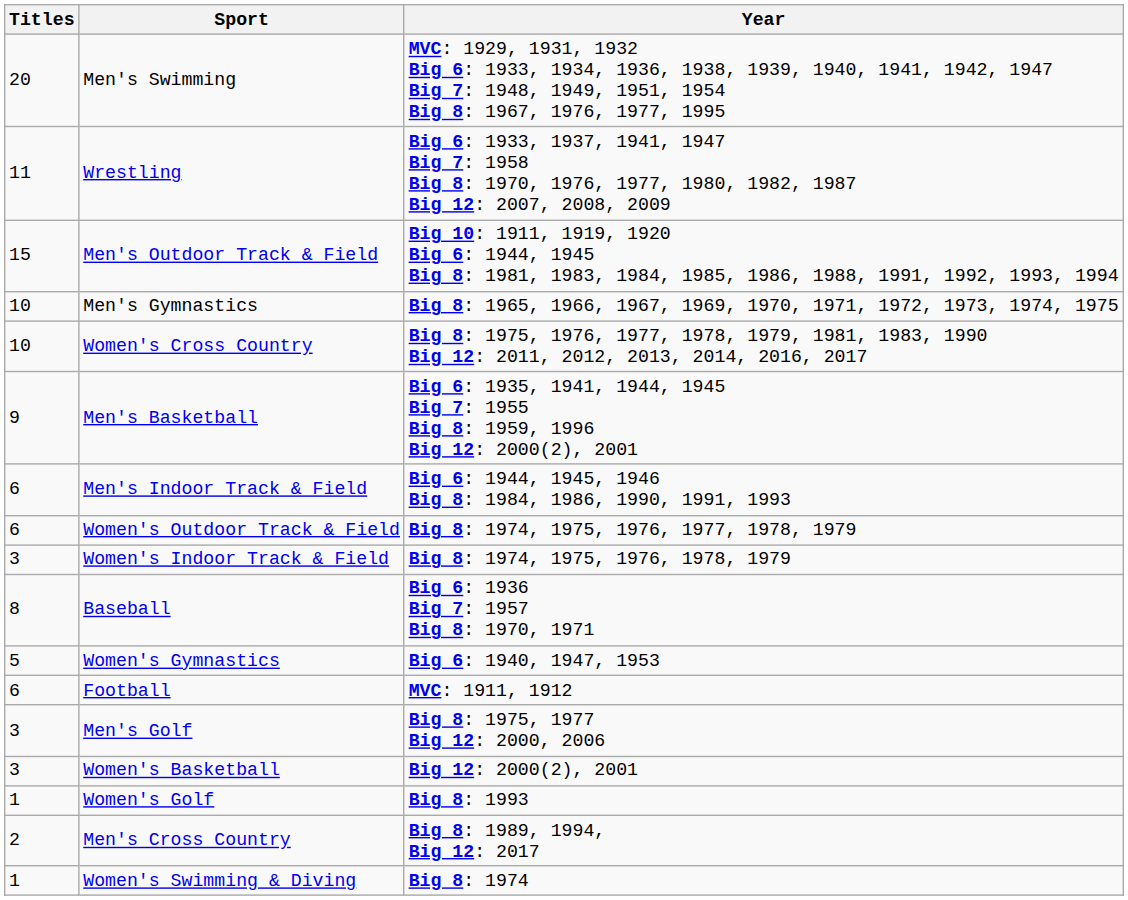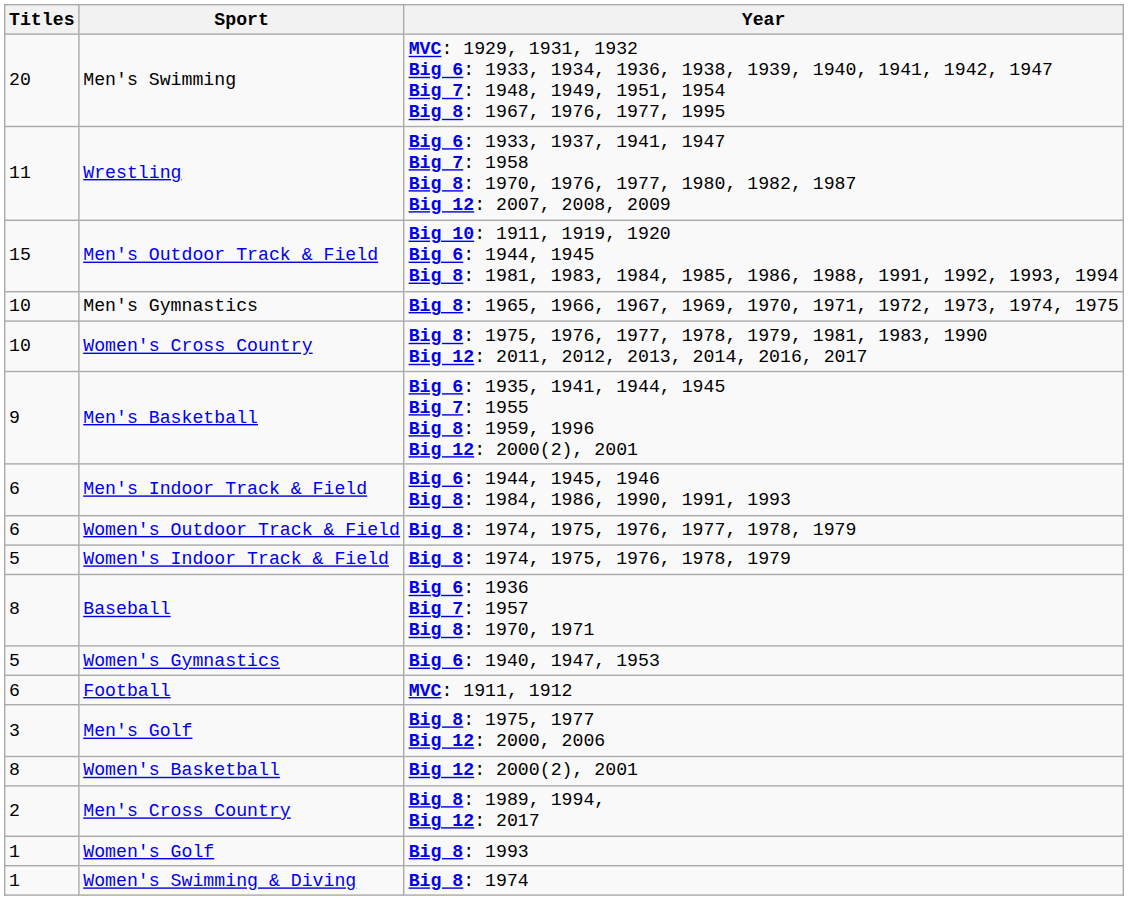(14, 559) 3 -> (14, 559) 5
(14, 771) 3 -> (14, 771) 8
rows swapped: (187, 841) <-> (149, 800)
